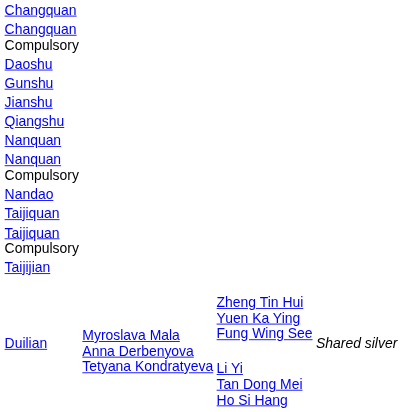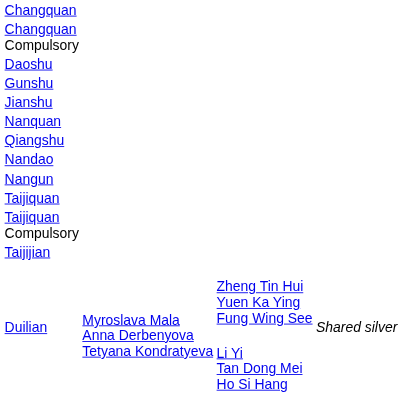rows swapped: (34, 121) <-> (33, 141)
- row: (42, 167)
+ row: (29, 179)
